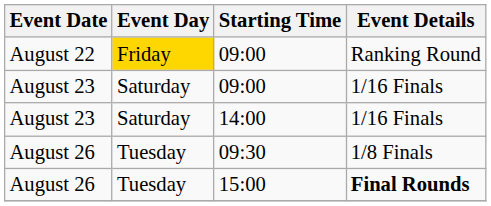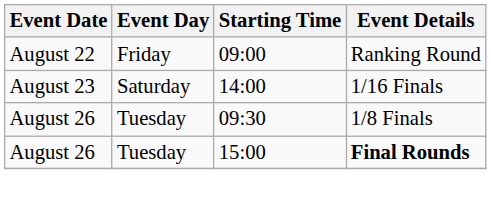(144, 53) gold background -> (144, 53) no background
- row: (242, 86)
